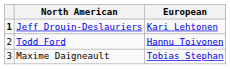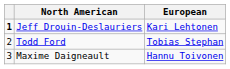(185, 41) Hannu Toivonen -> (185, 41) Tobias Stephan
(185, 56) Tobias Stephan -> (185, 56) Hannu Toivonen
